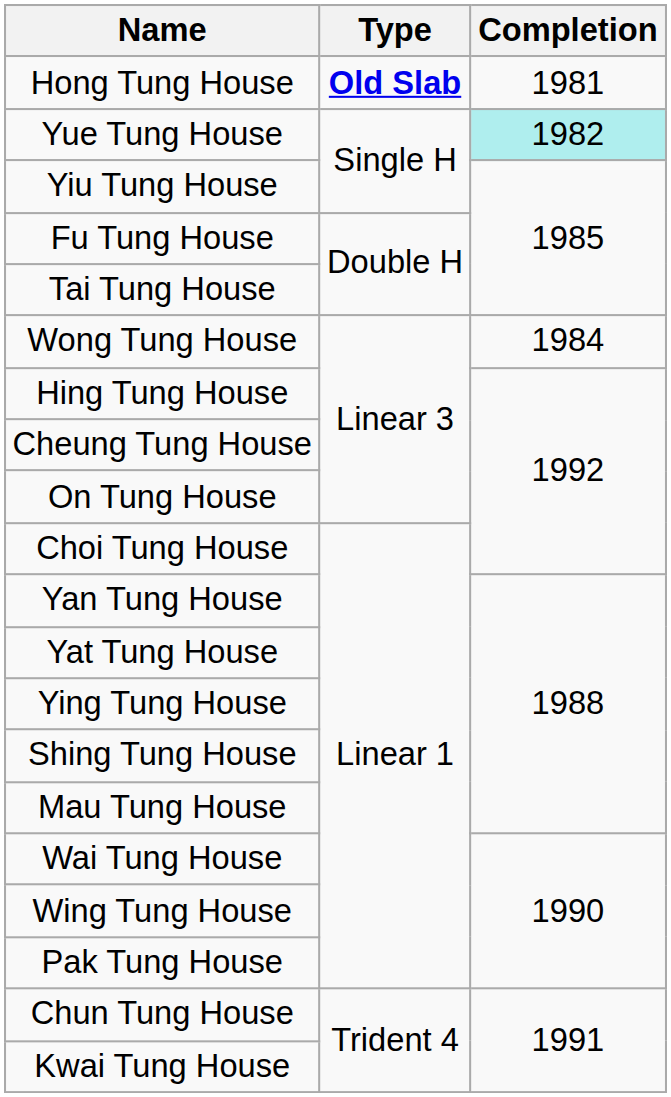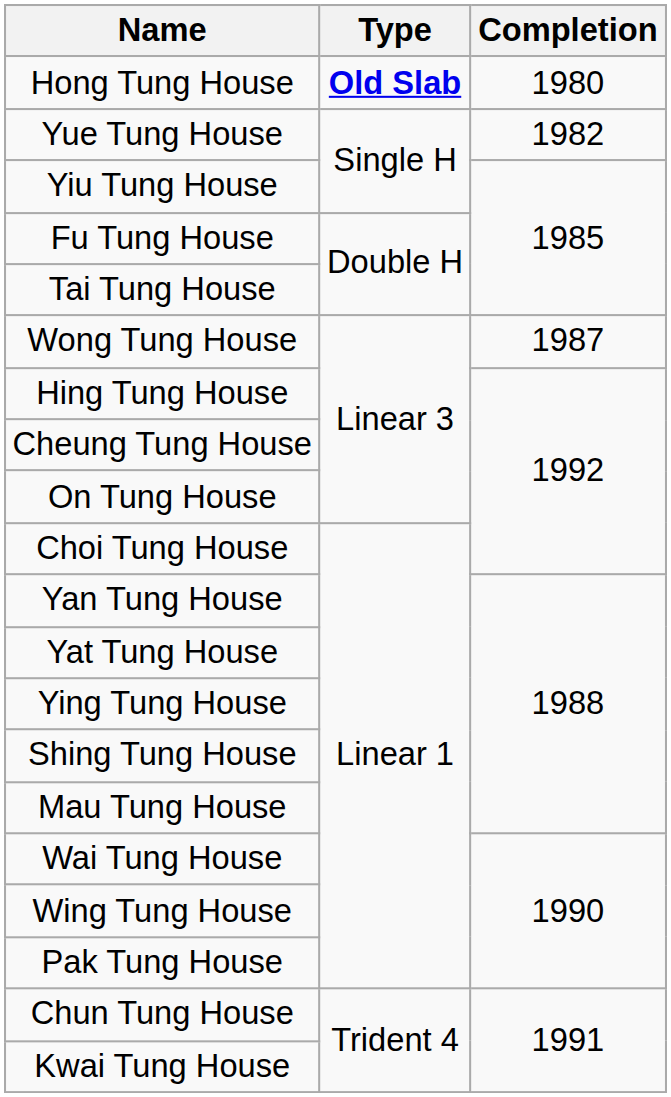(568, 82) 1981 -> (568, 82) 1980
(568, 133) paleturquoise background -> (568, 133) no background
(568, 340) 1984 -> (568, 340) 1987
